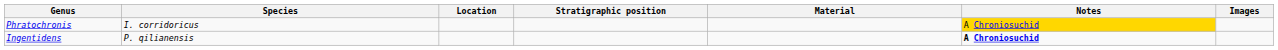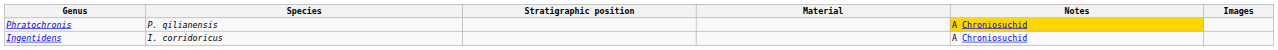- column: (476, 11)
(161, 25) I. corridoricus -> (183, 25) P. qilianensis
(159, 38) P. qilianensis -> (185, 38) I. corridoricus
(1001, 38) bold -> (990, 38) normal
